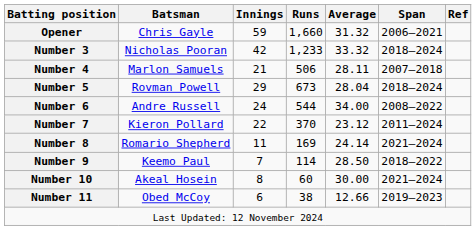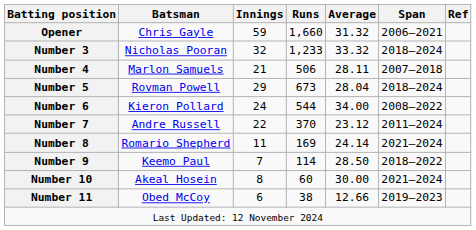(260, 51) 42 -> (260, 51) 32
(176, 106) Andre Russell -> (176, 106) Kieron Pollard
(176, 124) Kieron Pollard -> (176, 124) Andre Russell
